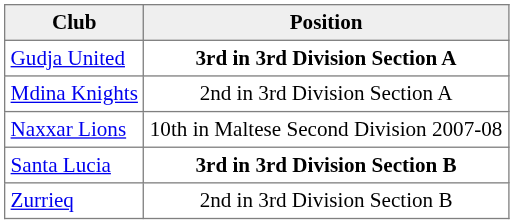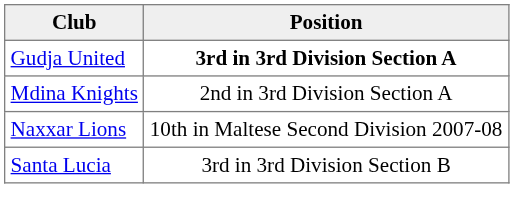(326, 164) bold -> (326, 164) normal
- row: (42, 200)
